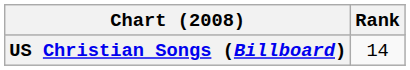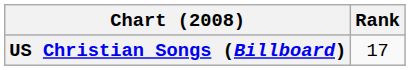(378, 50) 14 -> (378, 50) 17
